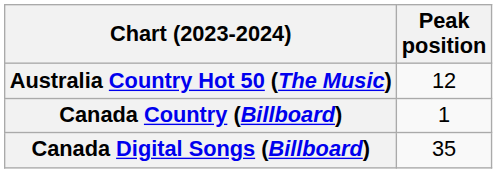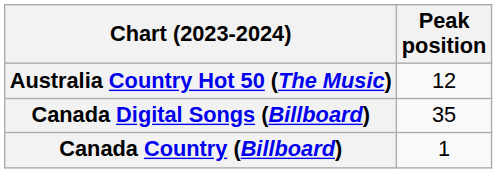rows swapped: (201, 115) <-> (201, 149)
